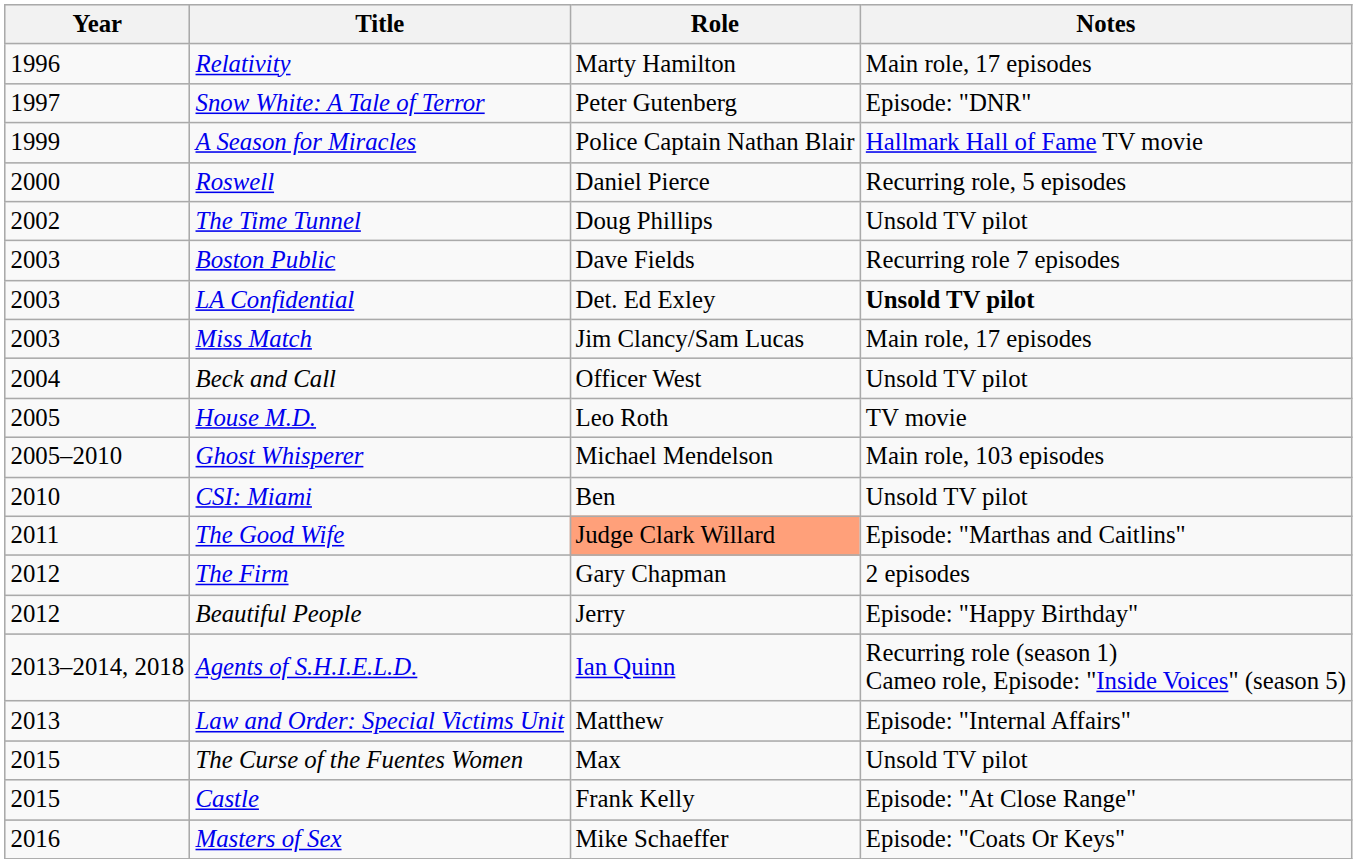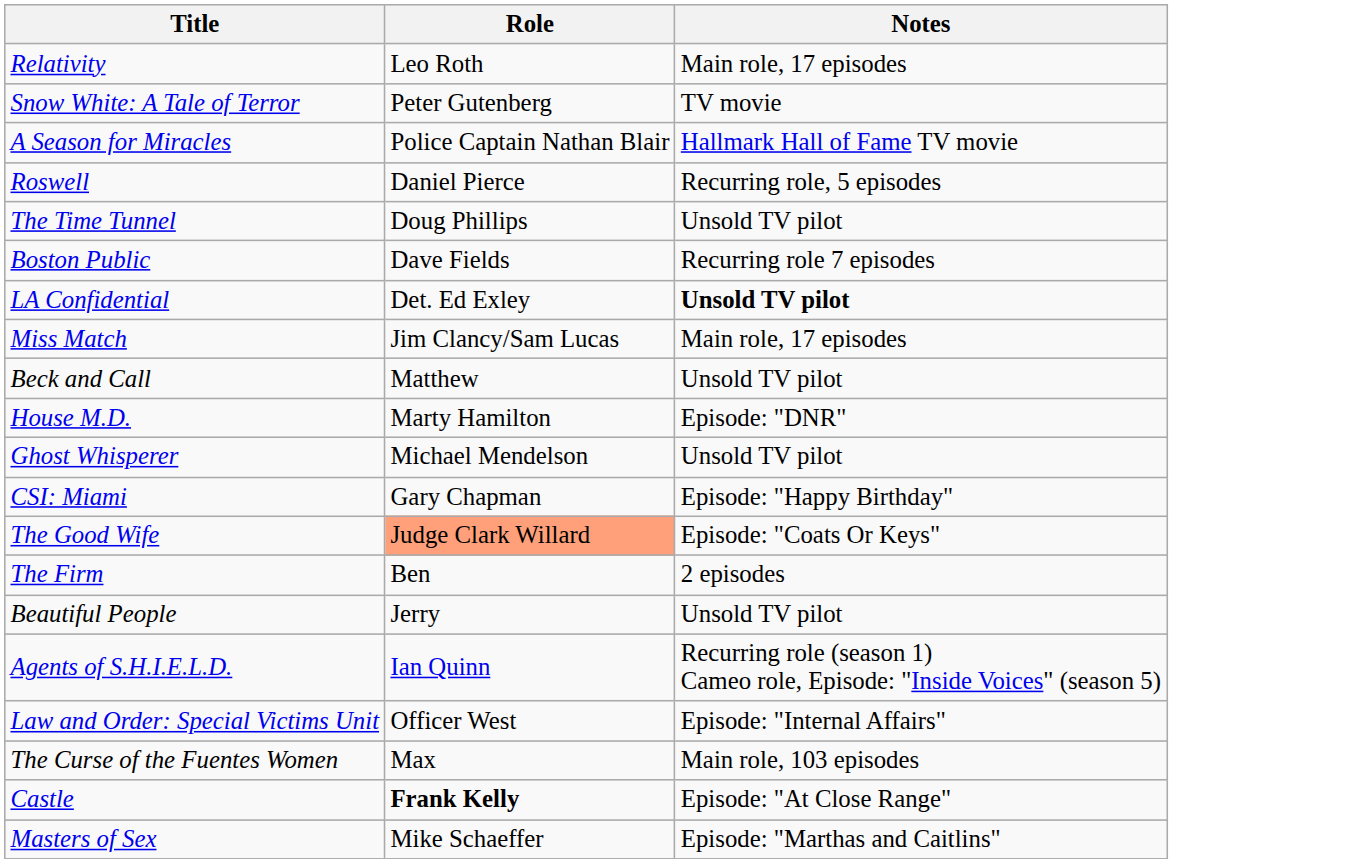- column: (97, 24)
(656, 63) Marty Hamilton -> (437, 63) Leo Roth
(949, 102) Episode: "DNR" -> (731, 102) TV movie
(638, 378) Officer West -> (435, 378) Matthew
(622, 417) Leo Roth -> (471, 417) Marty Hamilton
(916, 417) TV movie -> (764, 417) Episode: "DNR"
(985, 456) Main role, 103 episodes -> (762, 456) Unsold TV pilot
(595, 496) Ben -> (466, 496) Gary Chapman
(947, 496) Unsold TV pilot -> (817, 496) Episode: "Happy Birthday"
(1026, 535) Episode: "Marthas and Caitlins" -> (810, 535) Episode: "Coats Or Keys"
(651, 574) Gary Chapman -> (410, 574) Ben
(1002, 614) Episode: "Happy Birthday" -> (762, 614) Unsold TV pilot
(620, 720) Matthew -> (453, 720) Officer West
(947, 760) Unsold TV pilot -> (800, 760) Main role, 103 episodes
(635, 799) normal -> (455, 799) bold
(995, 838) Episode: "Coats Or Keys" -> (841, 838) Episode: "Marthas and Caitlins"
